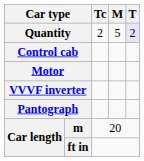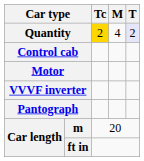(100, 33) no background -> (100, 33) gold background
(117, 33) 5 -> (117, 33) 4
